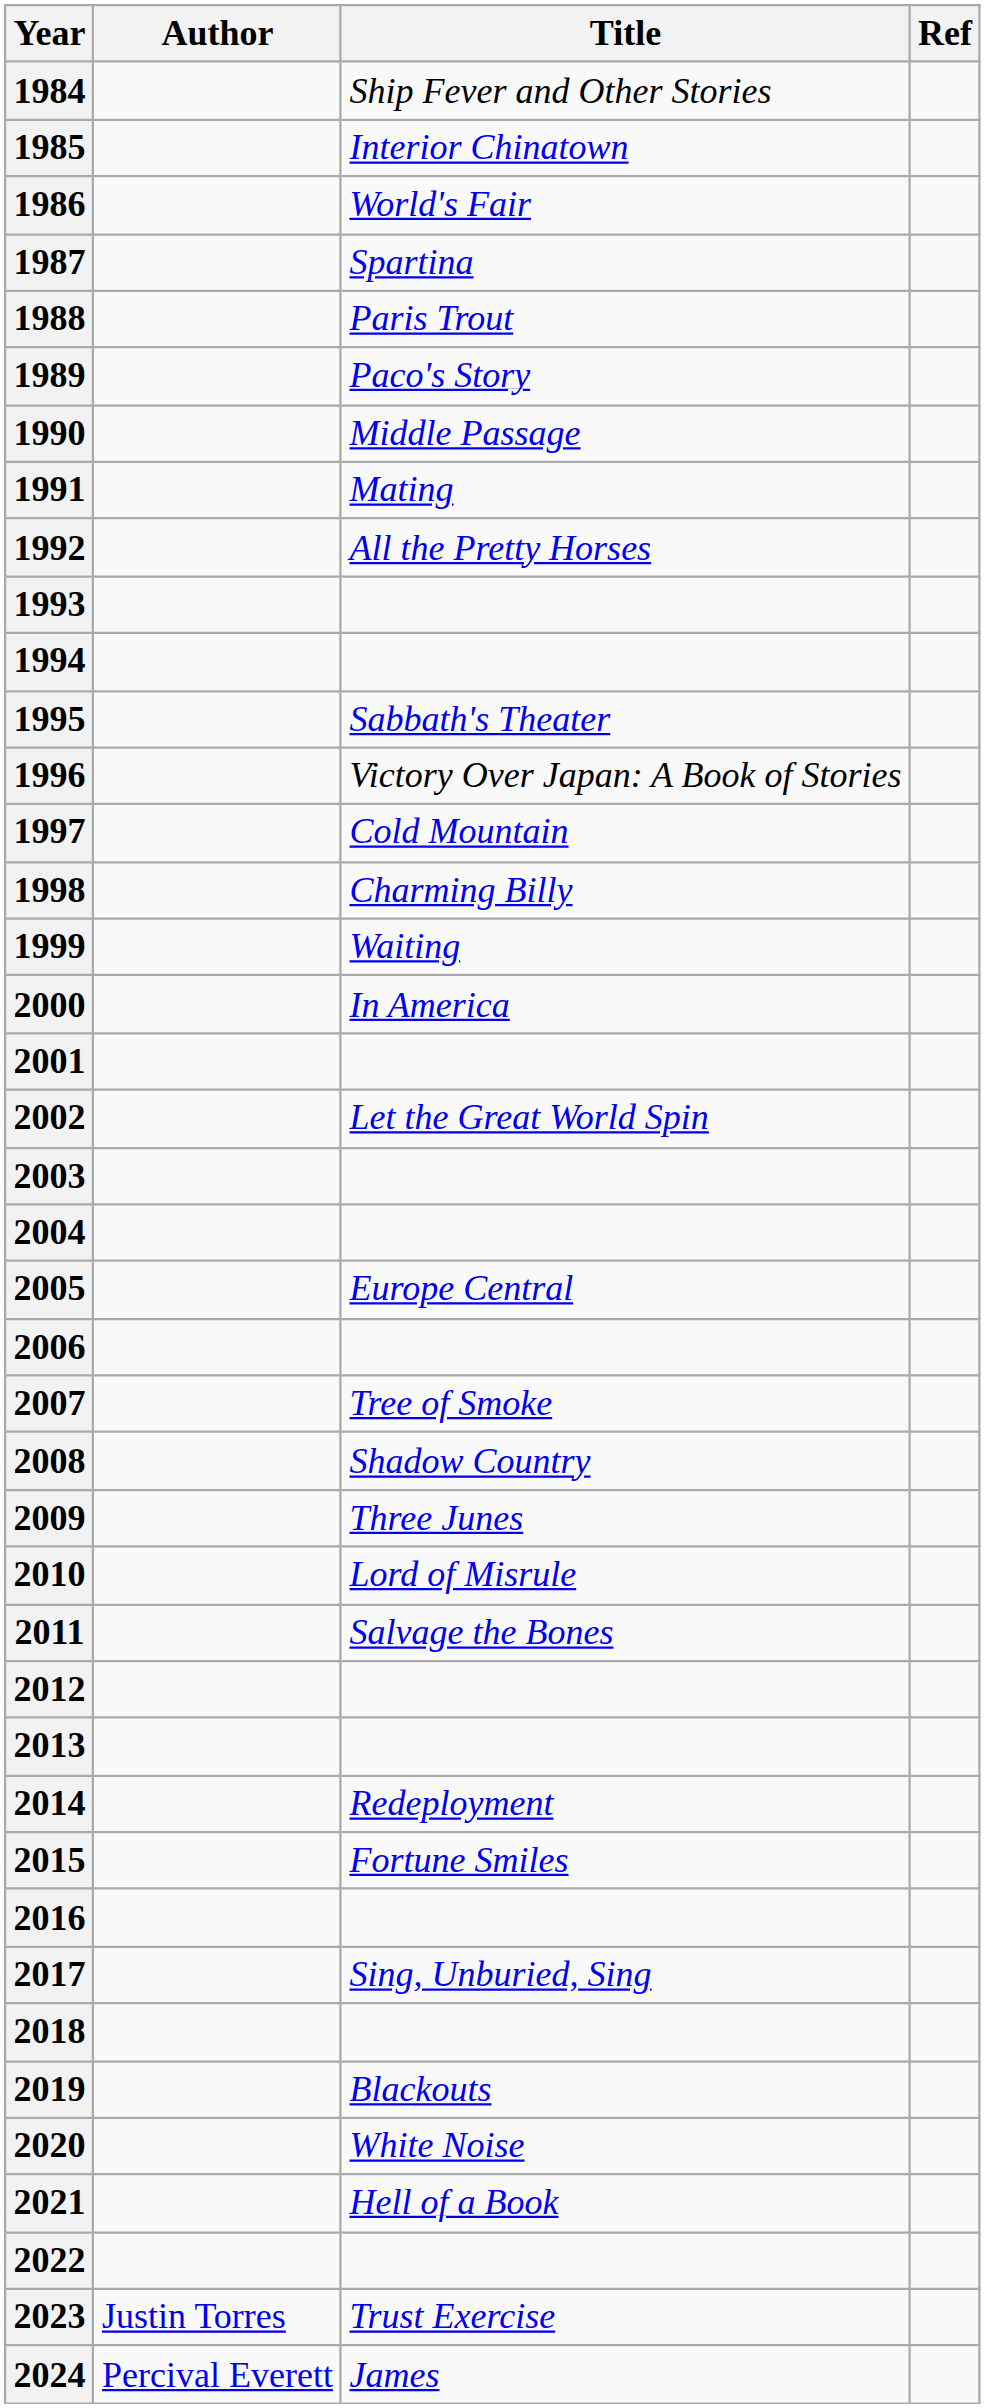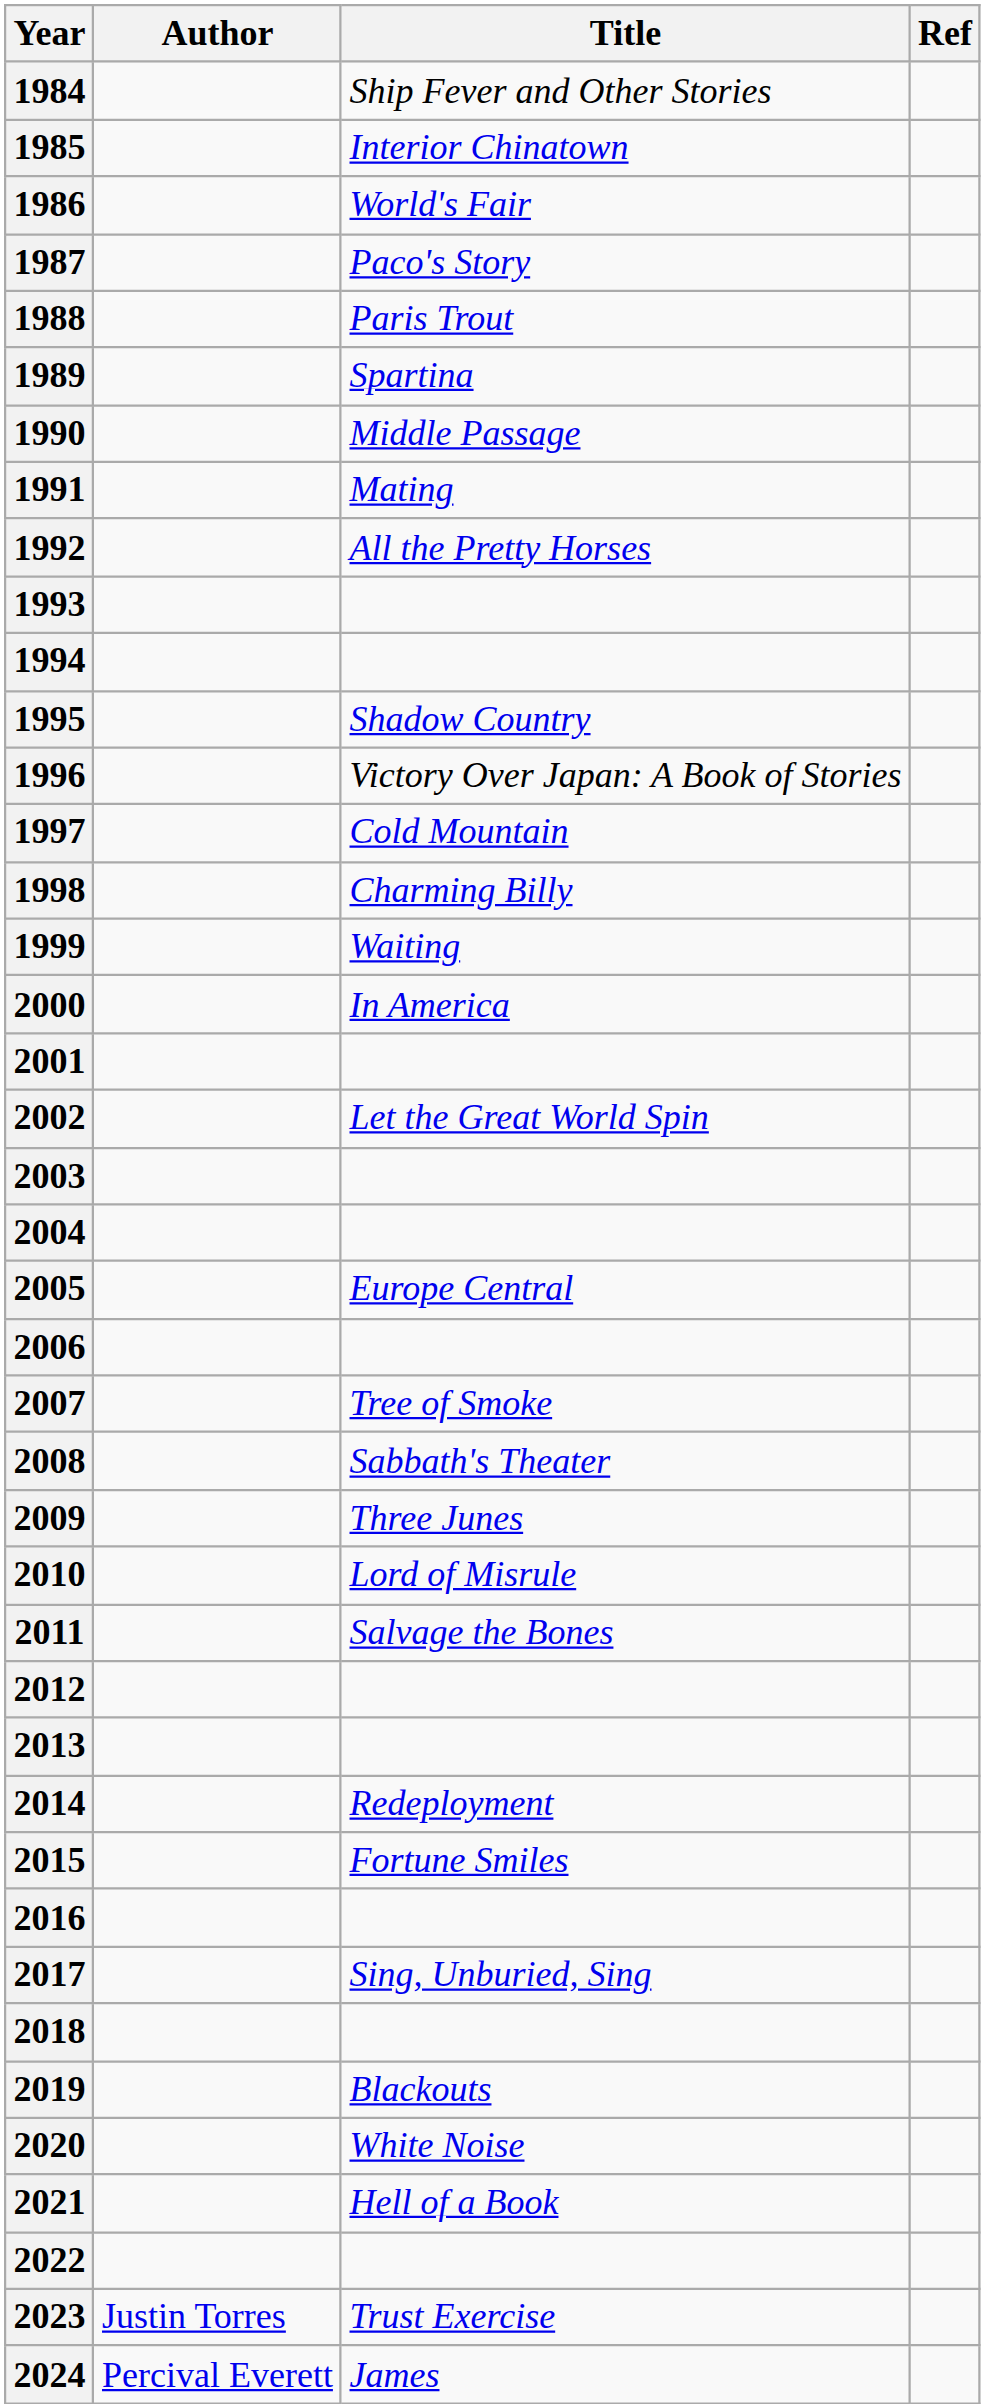(412, 261) Spartina -> (440, 261) Paco's Story
(440, 375) Paco's Story -> (412, 375) Spartina
(480, 718) Sabbath's Theater -> (470, 718) Shadow Country
(470, 1460) Shadow Country -> (480, 1460) Sabbath's Theater
